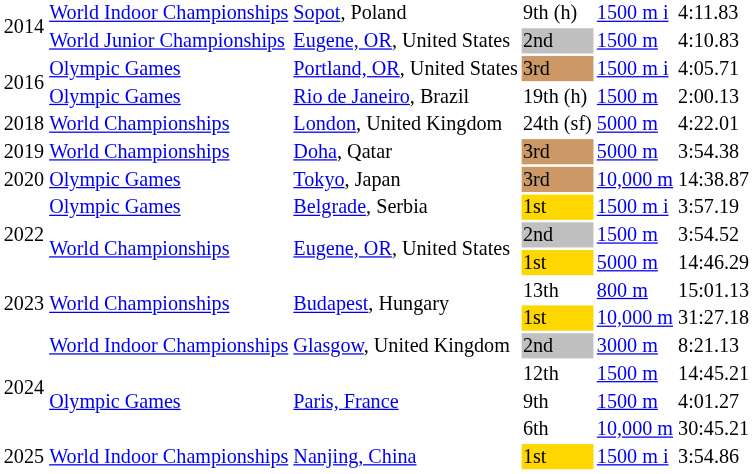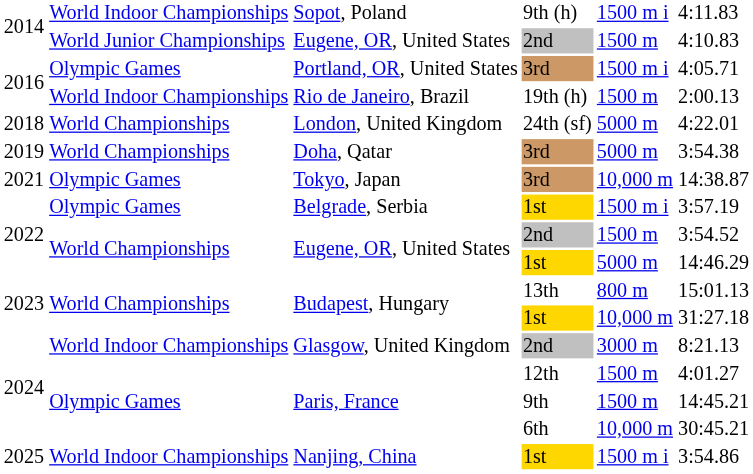(115, 96) Olympic Games -> (169, 96) World Indoor Championships
(24, 179) 2020 -> (24, 179) 2021
(714, 373) 14:45.21 -> (709, 373) 4:01.27
(709, 401) 4:01.27 -> (714, 401) 14:45.21
